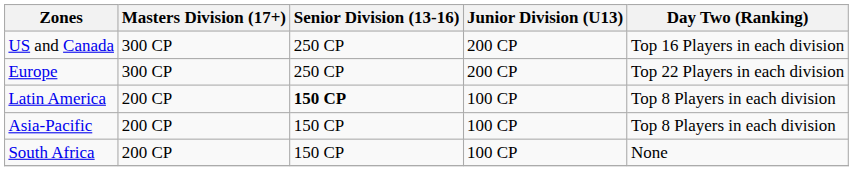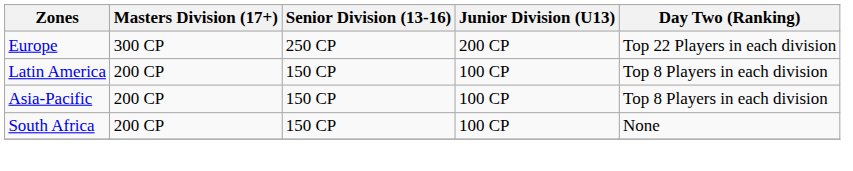- row: (61, 44)
(320, 98) bold -> (311, 71) normal
